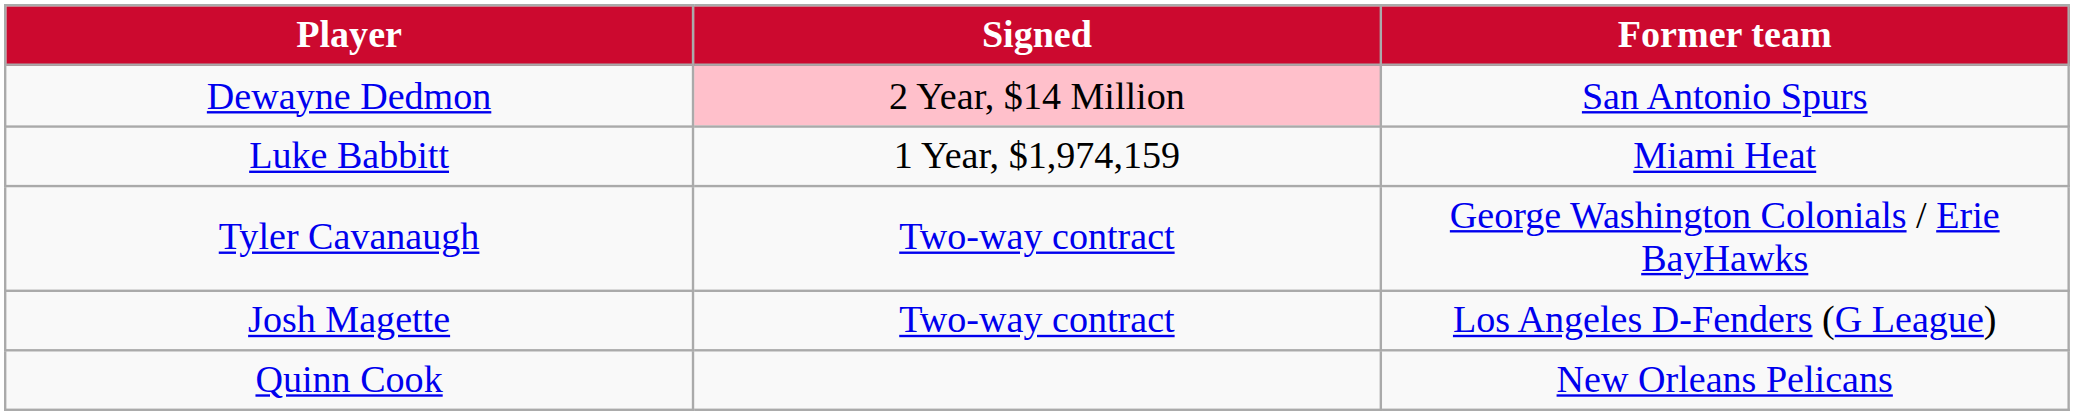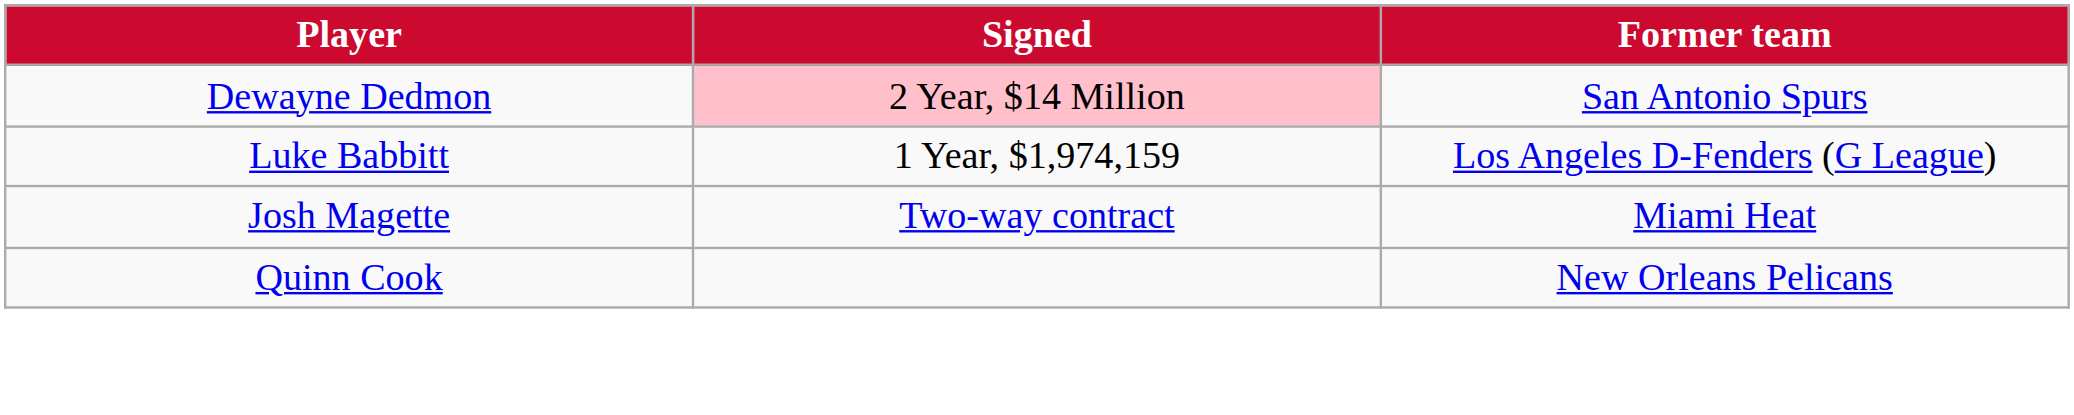(1725, 155) Miami Heat -> (1725, 155) Los Angeles D-Fenders (G League)
- row: (349, 237)
(1725, 319) Los Angeles D-Fenders (G League) -> (1725, 215) Miami Heat
